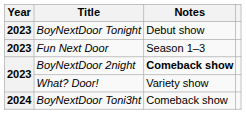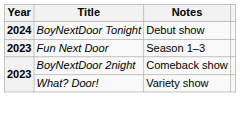(19, 30) 2023 -> (19, 30) 2024
(190, 65) bold -> (187, 65) normal
- row: (89, 100)
